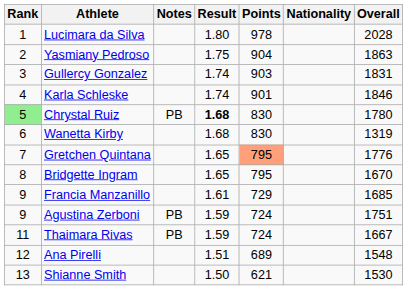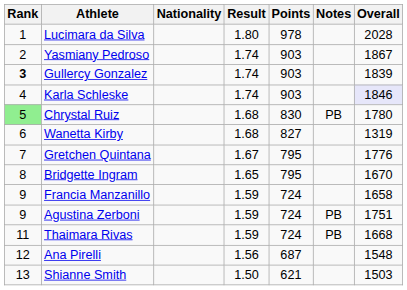columns swapped: (319, 14) <-> (174, 14)
(217, 54) 1.75 -> (246, 54) 1.74
(261, 54) 904 -> (291, 54) 903
(378, 54) 1863 -> (378, 54) 1867
(23, 74) normal -> (23, 74) bold
(378, 74) 1831 -> (378, 74) 1839
(261, 94) 901 -> (291, 94) 903
(378, 94) no background -> (378, 94) lavender background
(217, 114) bold -> (246, 114) normal
(261, 134) 830 -> (291, 134) 827
(217, 154) 1.65 -> (246, 154) 1.67
(261, 154) lightsalmon background -> (291, 154) no background
(217, 194) 1.61 -> (246, 194) 1.59
(261, 194) 729 -> (291, 194) 724
(378, 194) 1685 -> (378, 194) 1658
(378, 235) 1667 -> (378, 235) 1668
(217, 255) 1.51 -> (246, 255) 1.56
(261, 255) 689 -> (291, 255) 687
(378, 275) 1530 -> (378, 275) 1503
